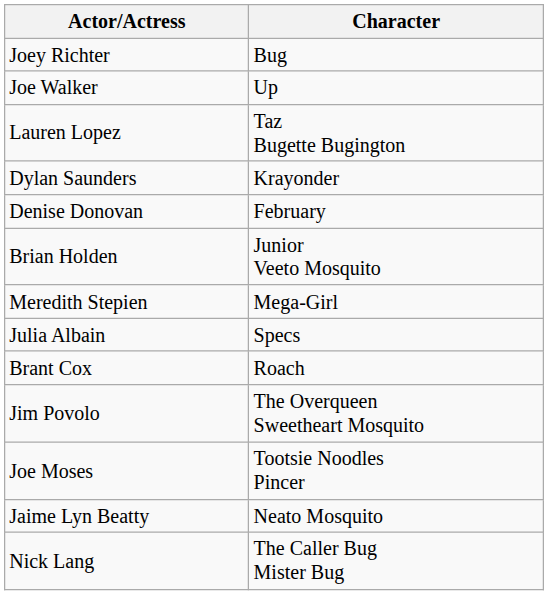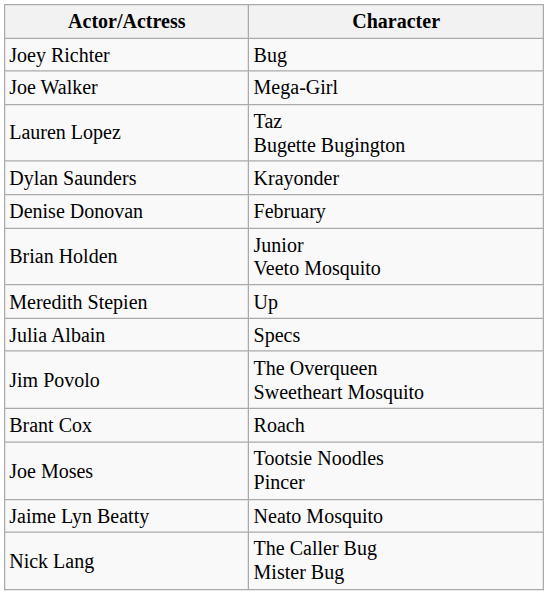(266, 88) Up -> (296, 88) Mega-Girl
(296, 302) Mega-Girl -> (266, 302) Up
rows swapped: (51, 368) <-> (55, 413)
